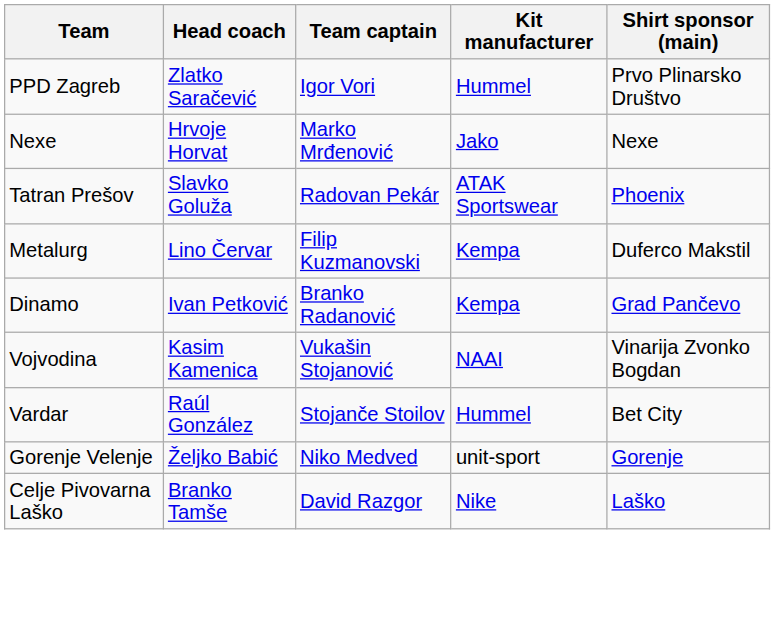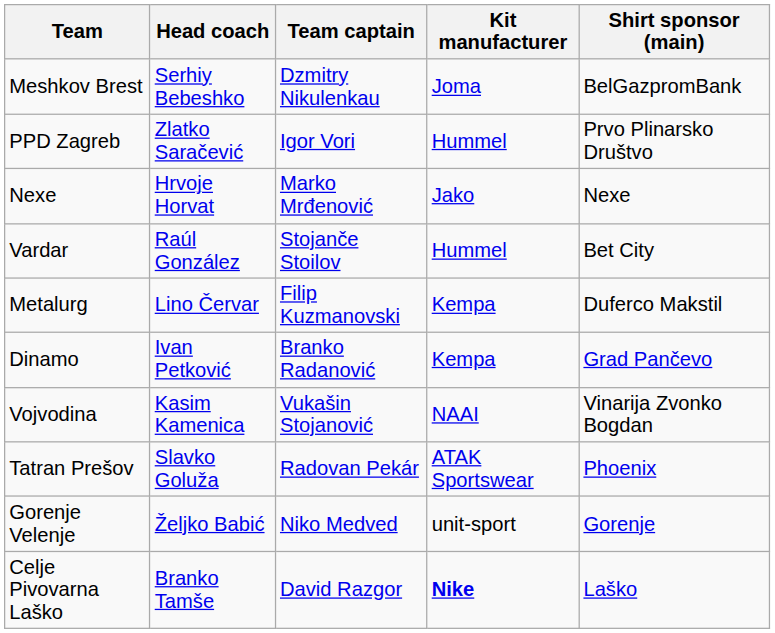+ row: (76, 86)
rows swapped: (39, 414) <-> (71, 195)
(476, 501) normal -> (453, 589) bold
